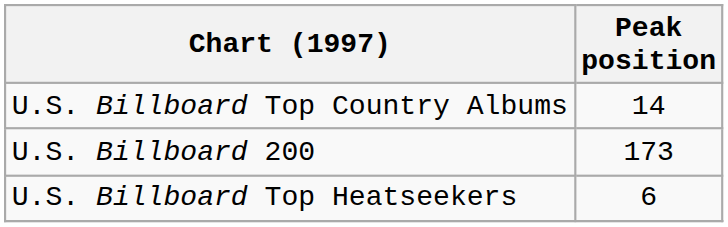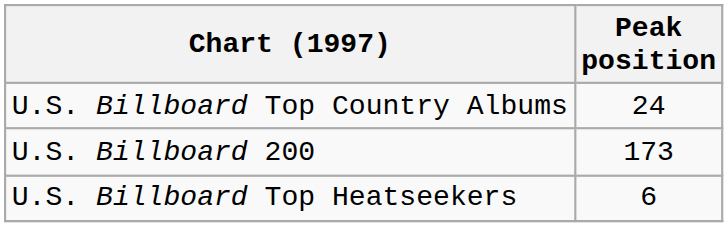(649, 106) 14 -> (649, 106) 24
